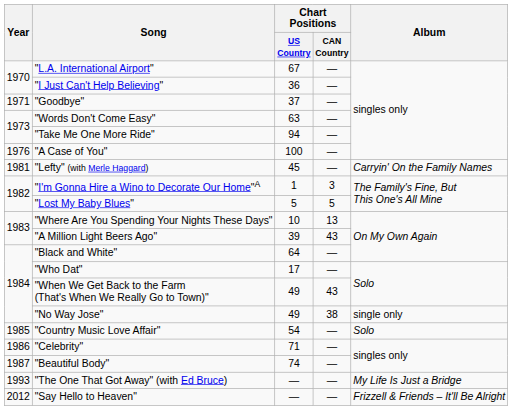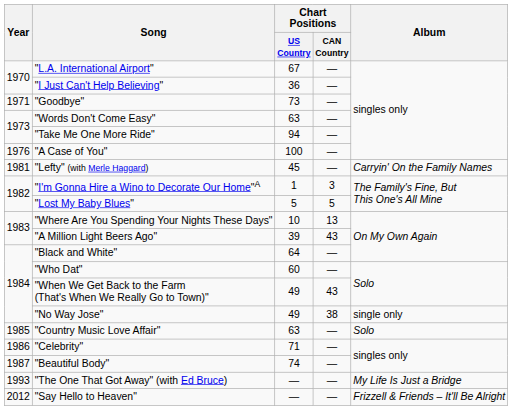(294, 102) 37 -> (294, 102) 73
(294, 269) 17 -> (294, 269) 60
(294, 331) 54 -> (294, 331) 63
